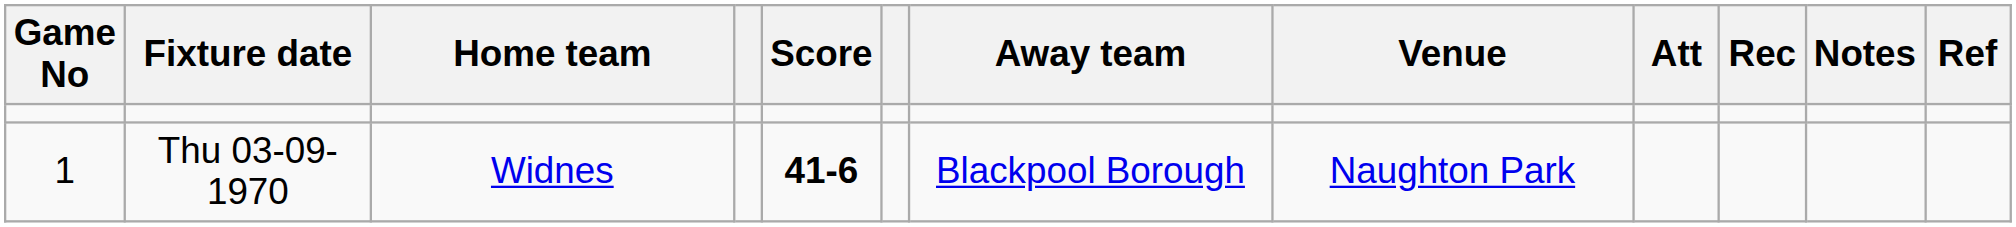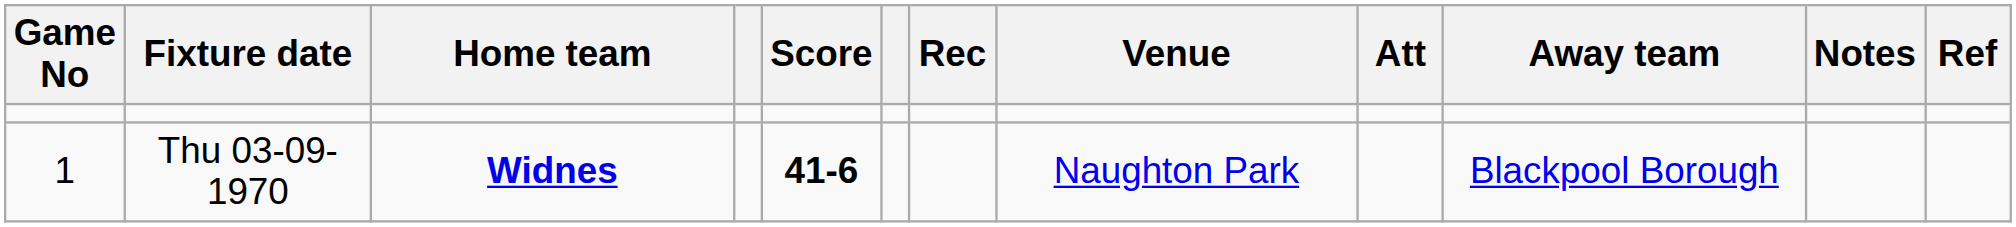columns swapped: (1090, 54) <-> (1762, 54)
(552, 171) normal -> (552, 171) bold
